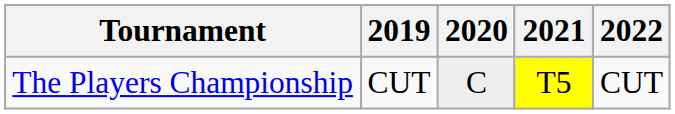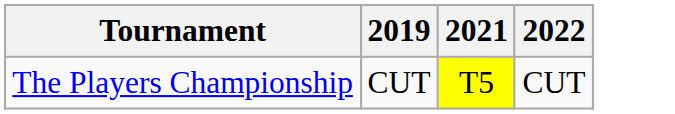- column: (476, 30)
